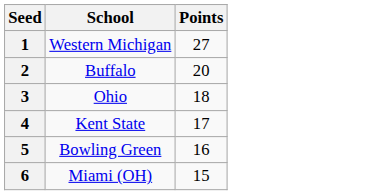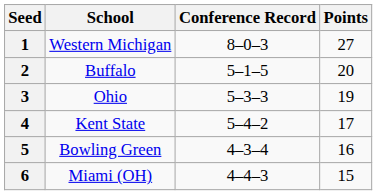+ column: (247, 17)
(201, 96) 18 -> (346, 96) 19
